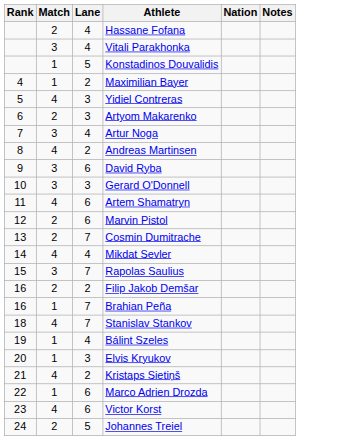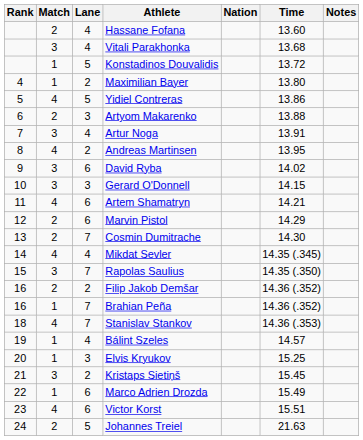+ column: (292, 13)
(88, 99) 3 -> (88, 99) 5
(54, 375) 4 -> (54, 375) 3
